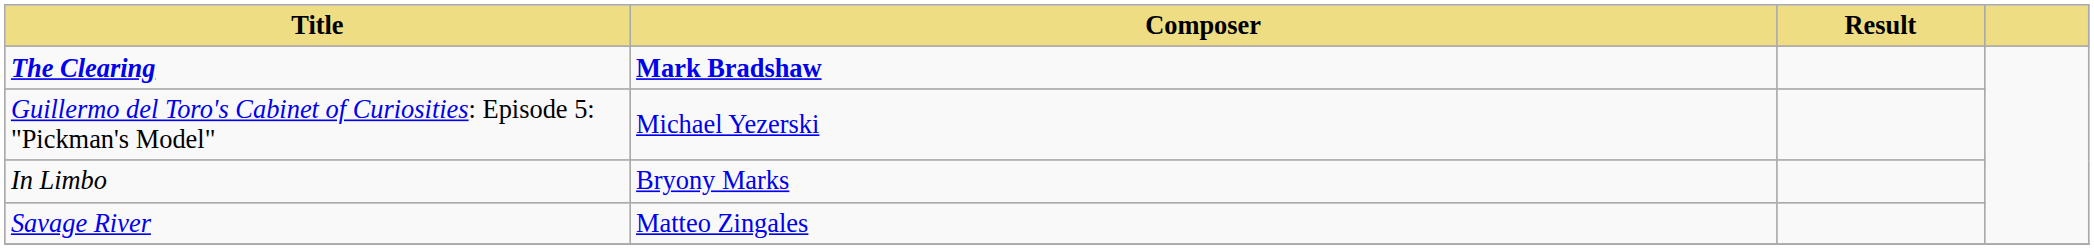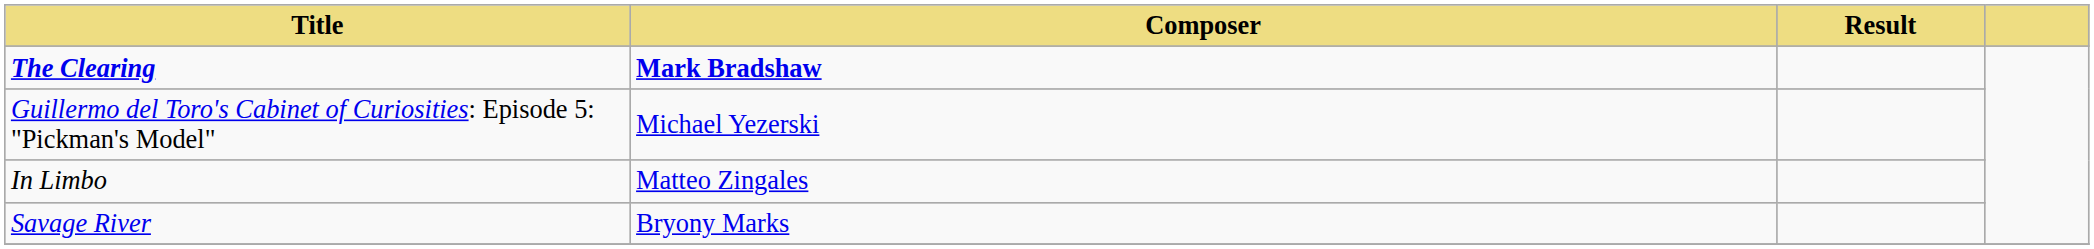(713, 180) Bryony Marks -> (722, 180) Matteo Zingales
(722, 222) Matteo Zingales -> (713, 222) Bryony Marks
